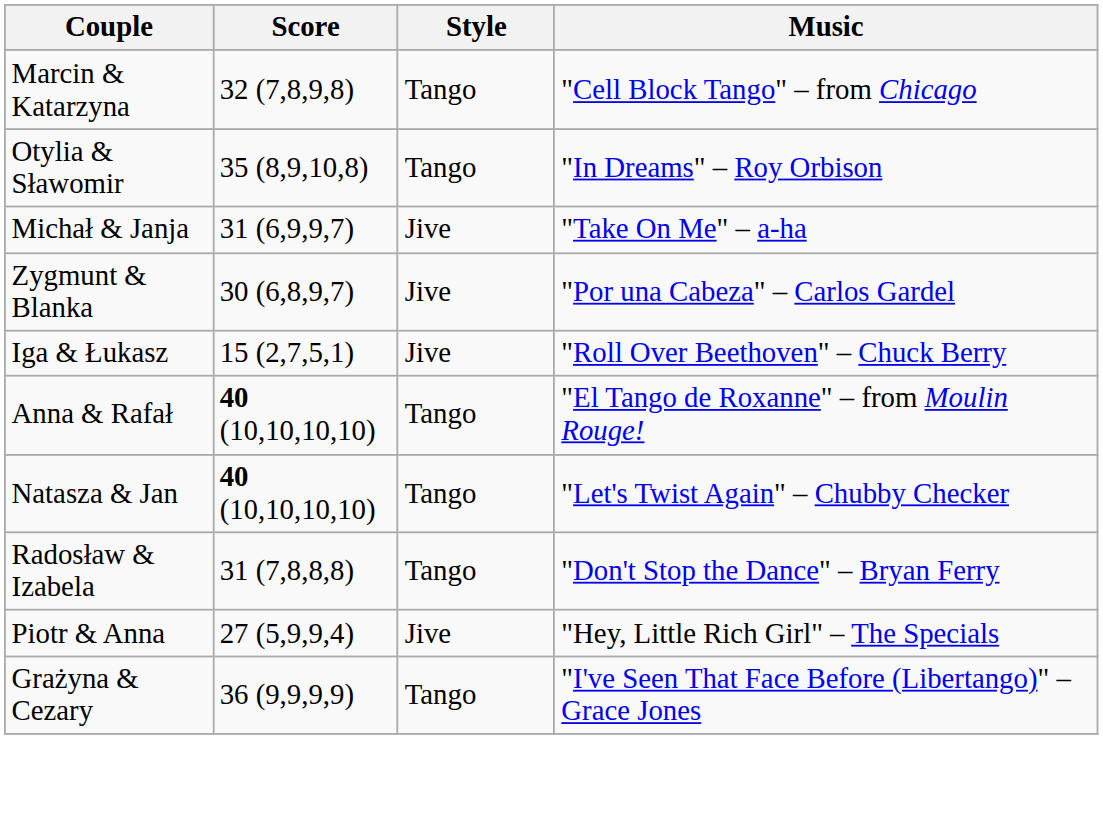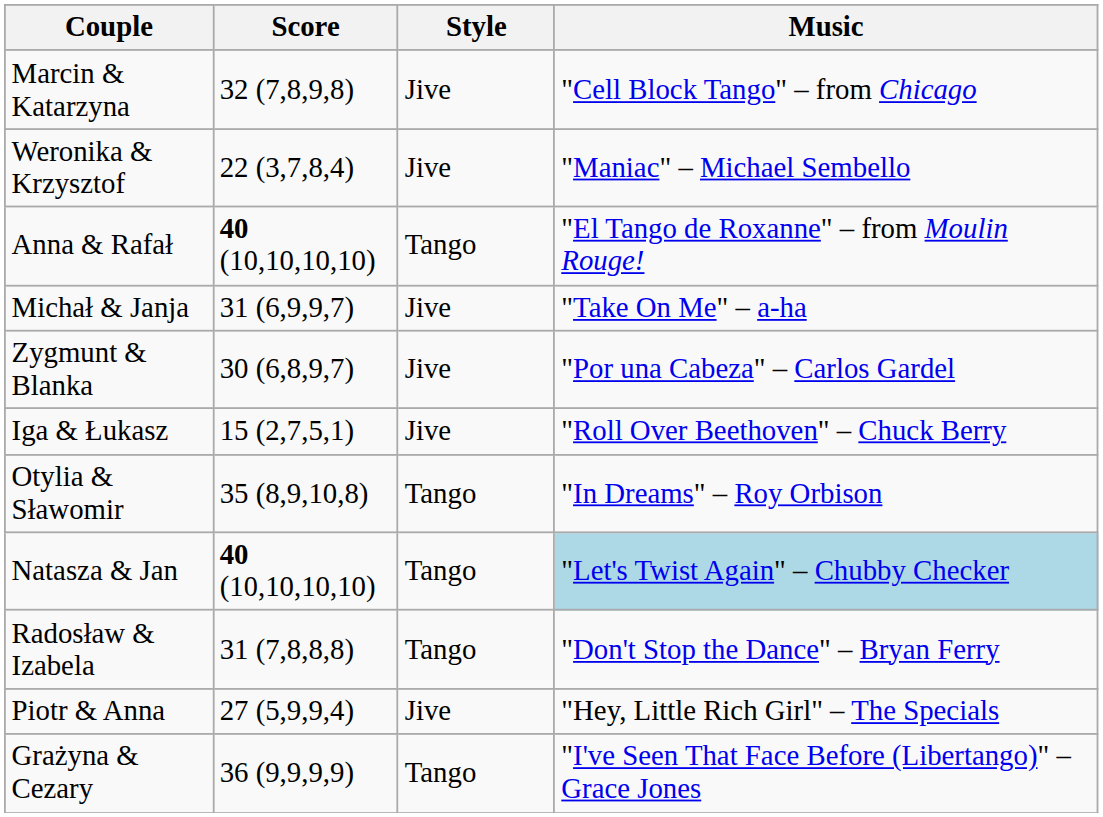(441, 89) Tango -> (428, 89) Jive
+ row: (82, 167)
rows swapped: (92, 414) <-> (68, 167)
(785, 492) no background -> (785, 570) lightblue background
